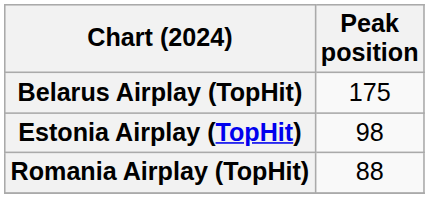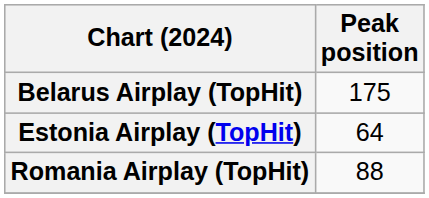(370, 132) 98 -> (370, 132) 64
